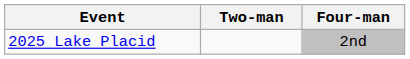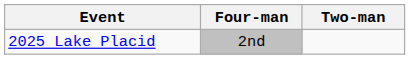columns swapped: (252, 17) <-> (353, 17)
